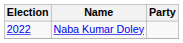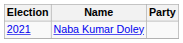(19, 30) 2022 -> (19, 30) 2021
